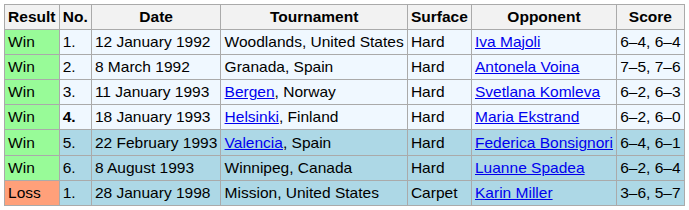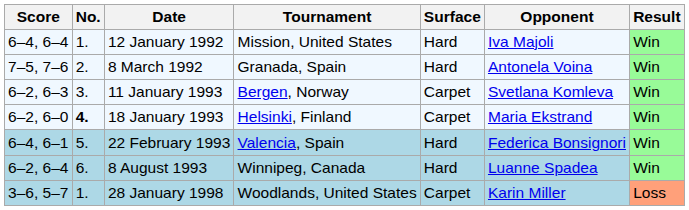columns swapped: (32, 16) <-> (650, 16)
(314, 41) Woodlands, United States -> (315, 41) Mission, United States
(428, 92) Hard -> (447, 92) Carpet
(428, 117) Hard -> (447, 117) Carpet
(302, 192) Mission, United States -> (327, 192) Woodlands, United States
